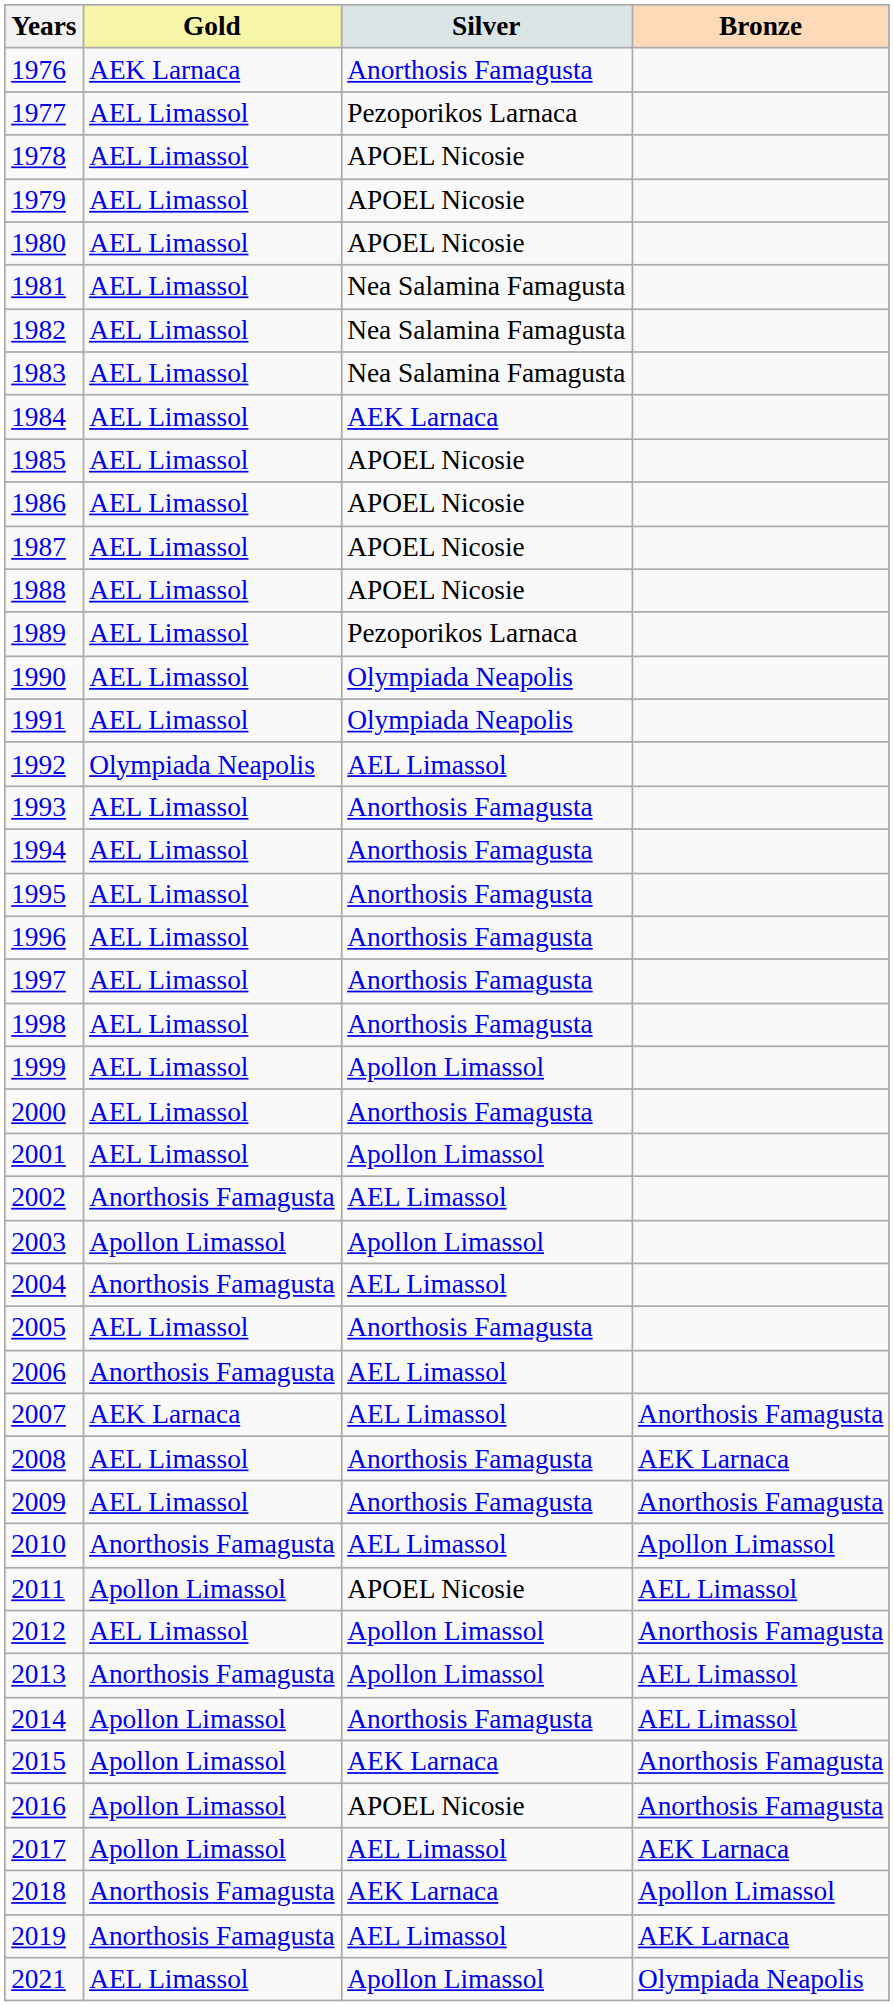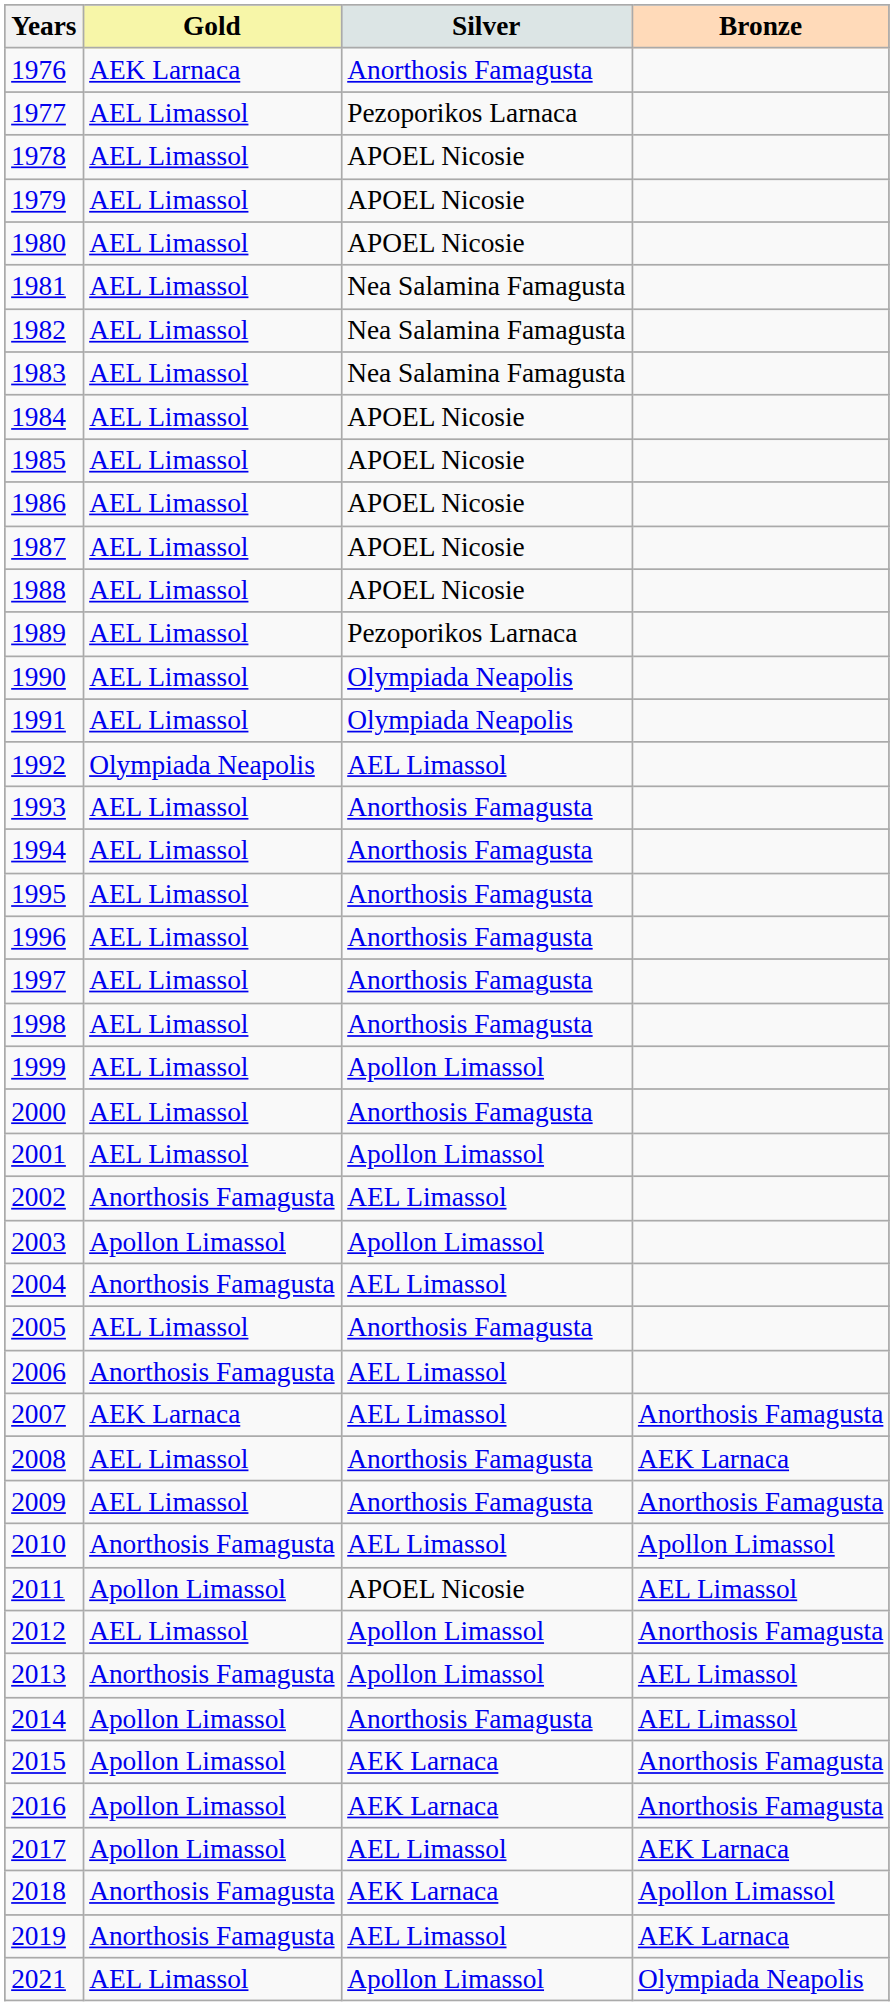(423, 416) AEK Larnaca -> (436, 416) APOEL Nicosie
(436, 1805) APOEL Nicosie -> (423, 1805) AEK Larnaca
